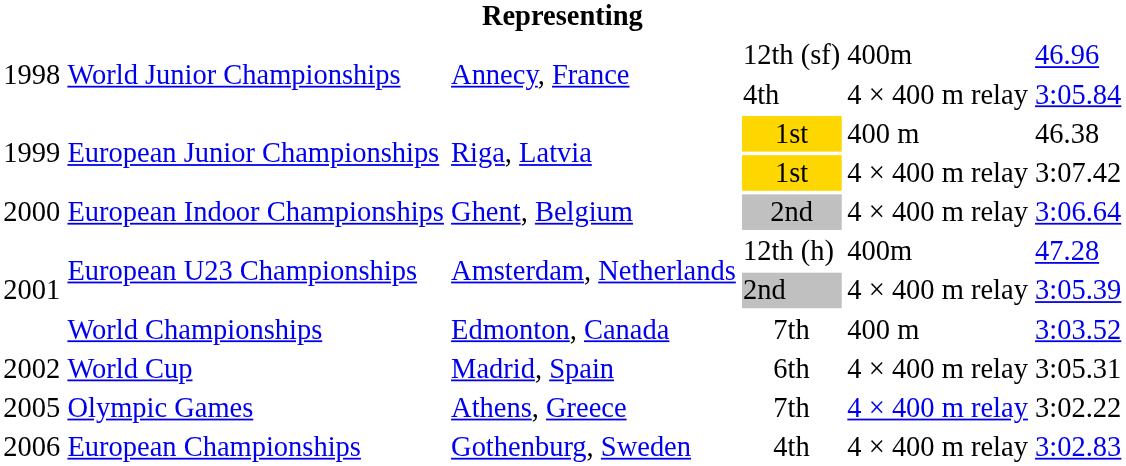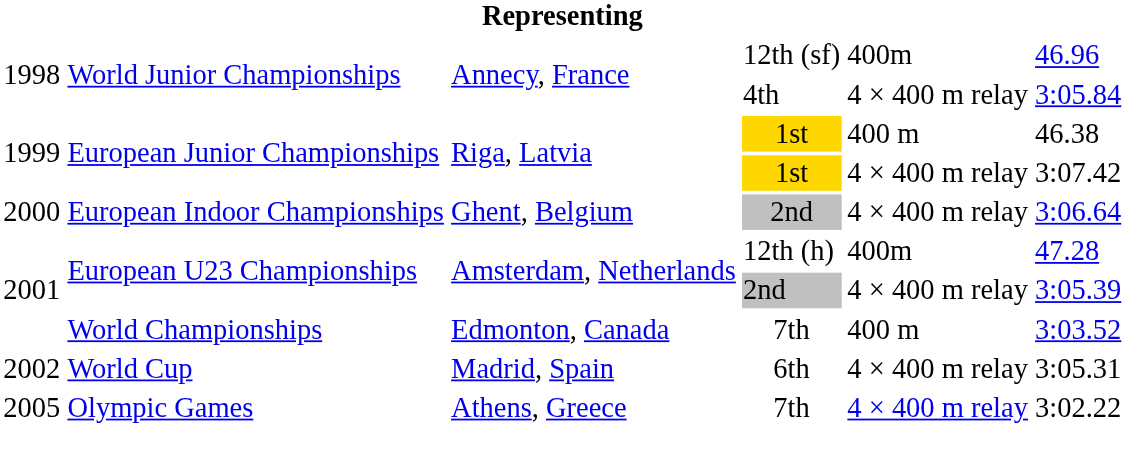- row: (214, 446)
